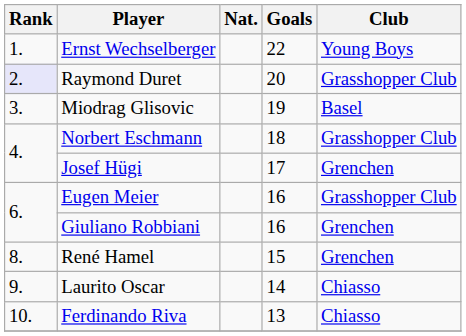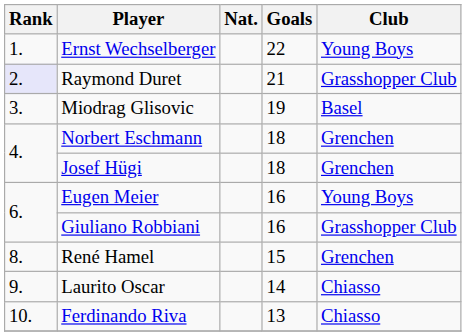(276, 78) 20 -> (276, 78) 21
(389, 138) Grasshopper Club -> (357, 138) Grenchen
(276, 167) 17 -> (276, 167) 18
(389, 197) Grasshopper Club -> (367, 197) Young Boys
(357, 227) Grenchen -> (389, 227) Grasshopper Club
